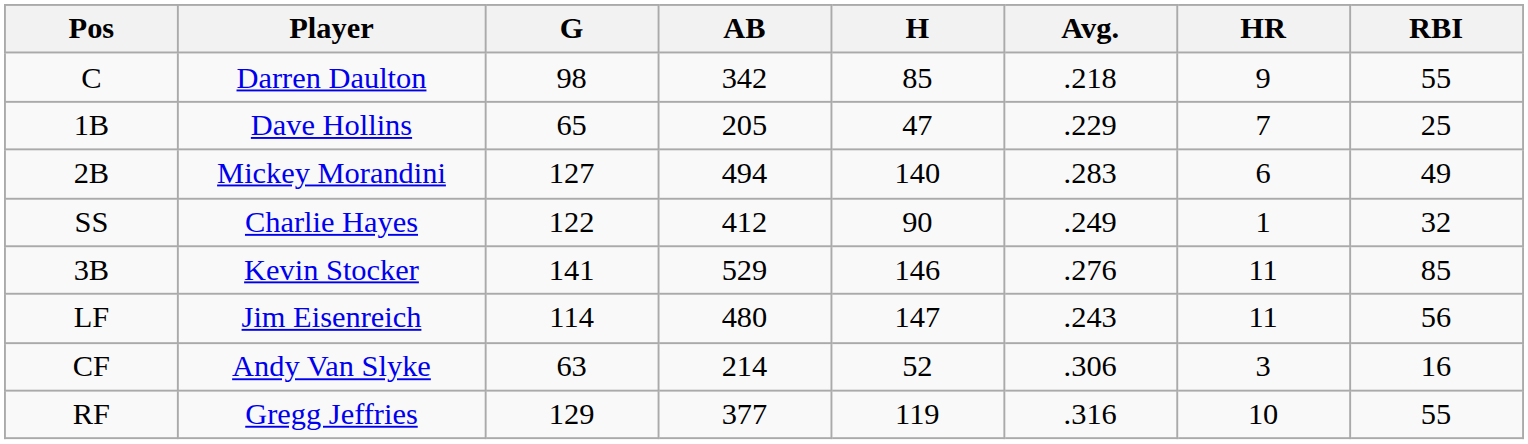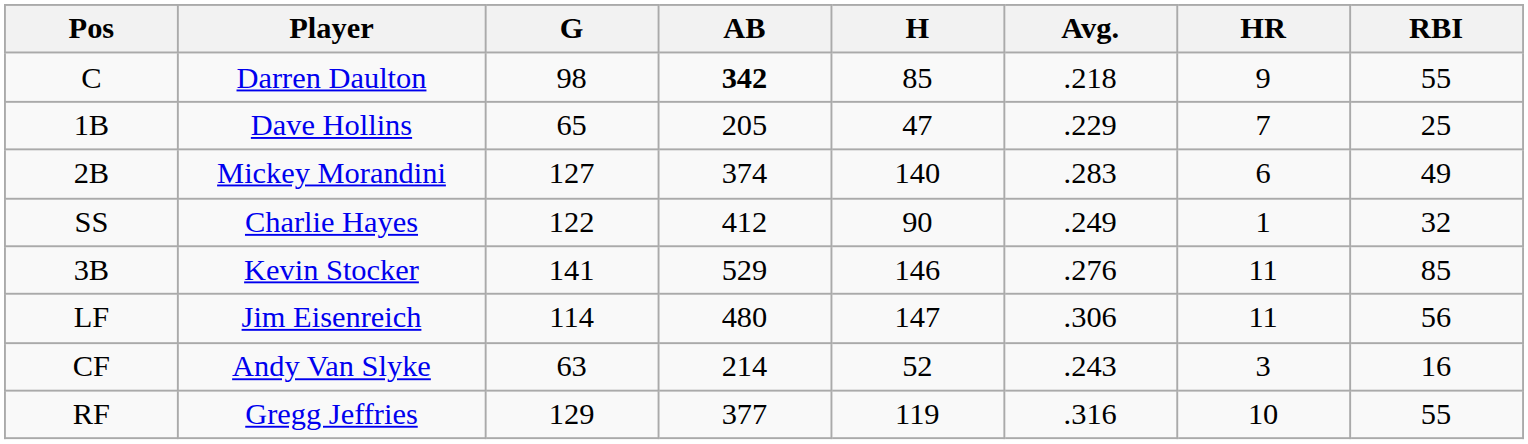(744, 76) normal -> (744, 76) bold
(744, 173) 494 -> (744, 173) 374
(1090, 317) .243 -> (1090, 317) .306
(1090, 366) .306 -> (1090, 366) .243
